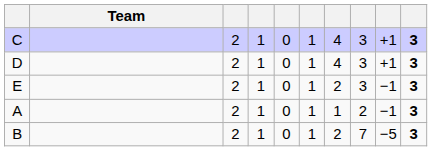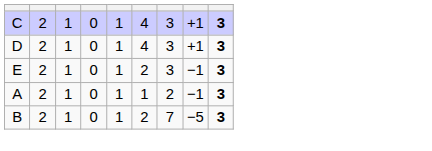- column: (126, 16)
